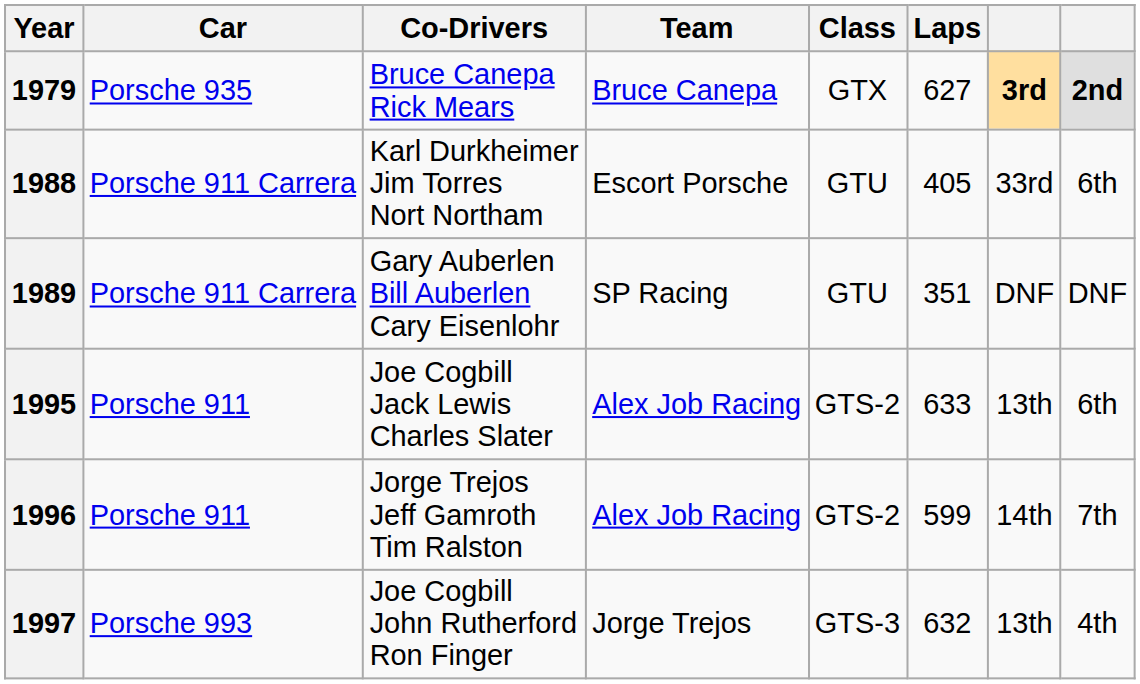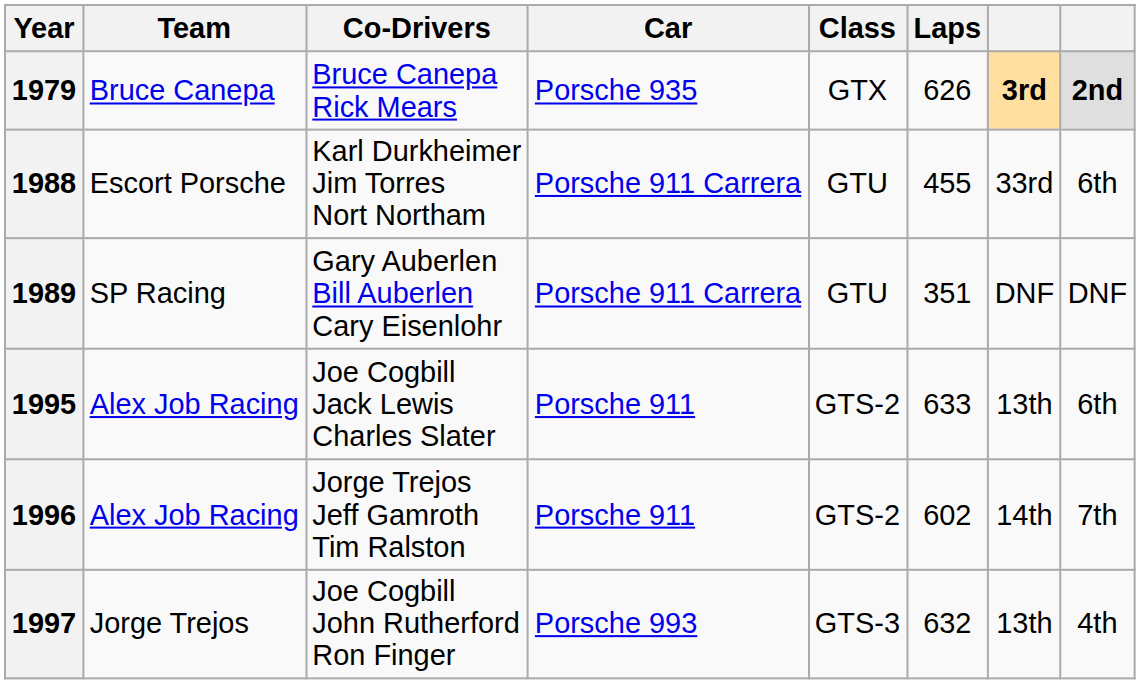columns swapped: (697, 28) <-> (223, 28)
(947, 90) 627 -> (947, 90) 626
(947, 184) 405 -> (947, 184) 455
(947, 514) 599 -> (947, 514) 602
